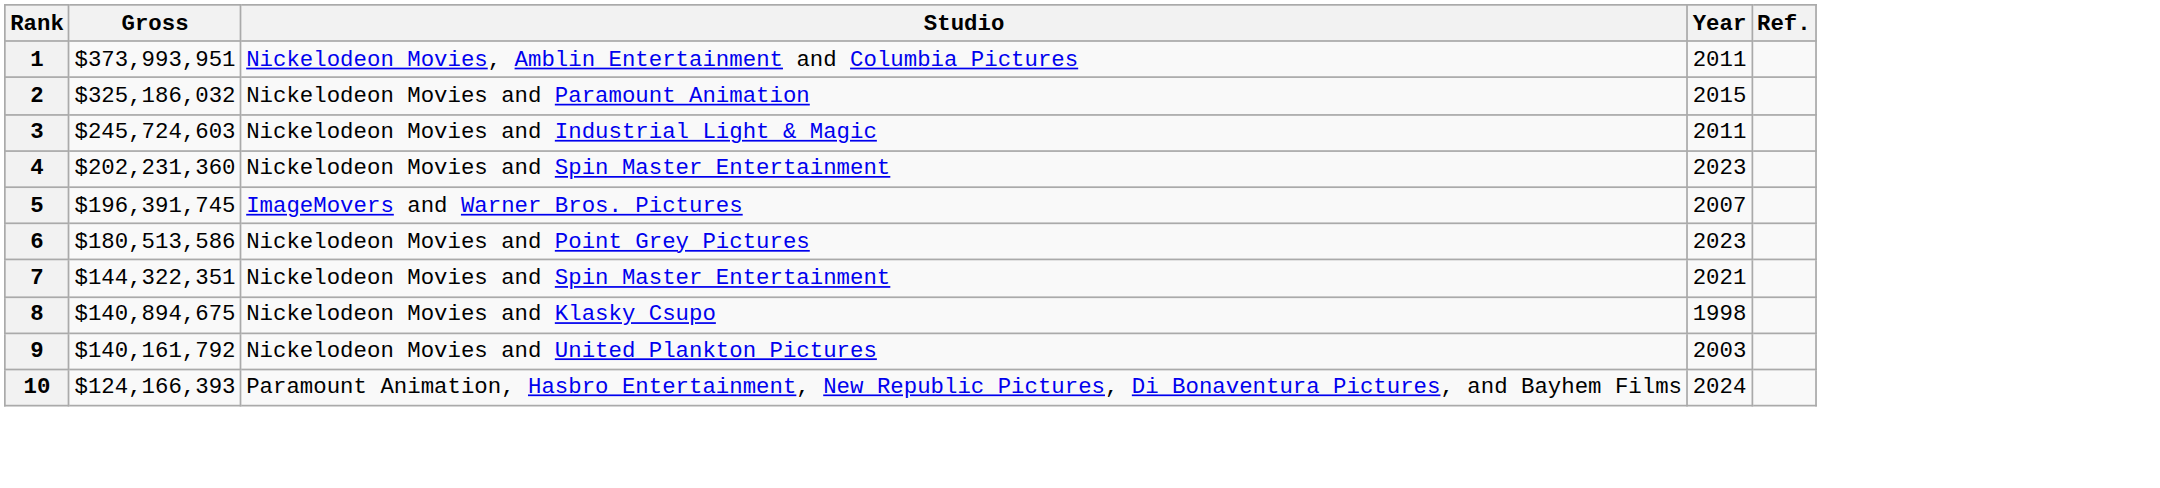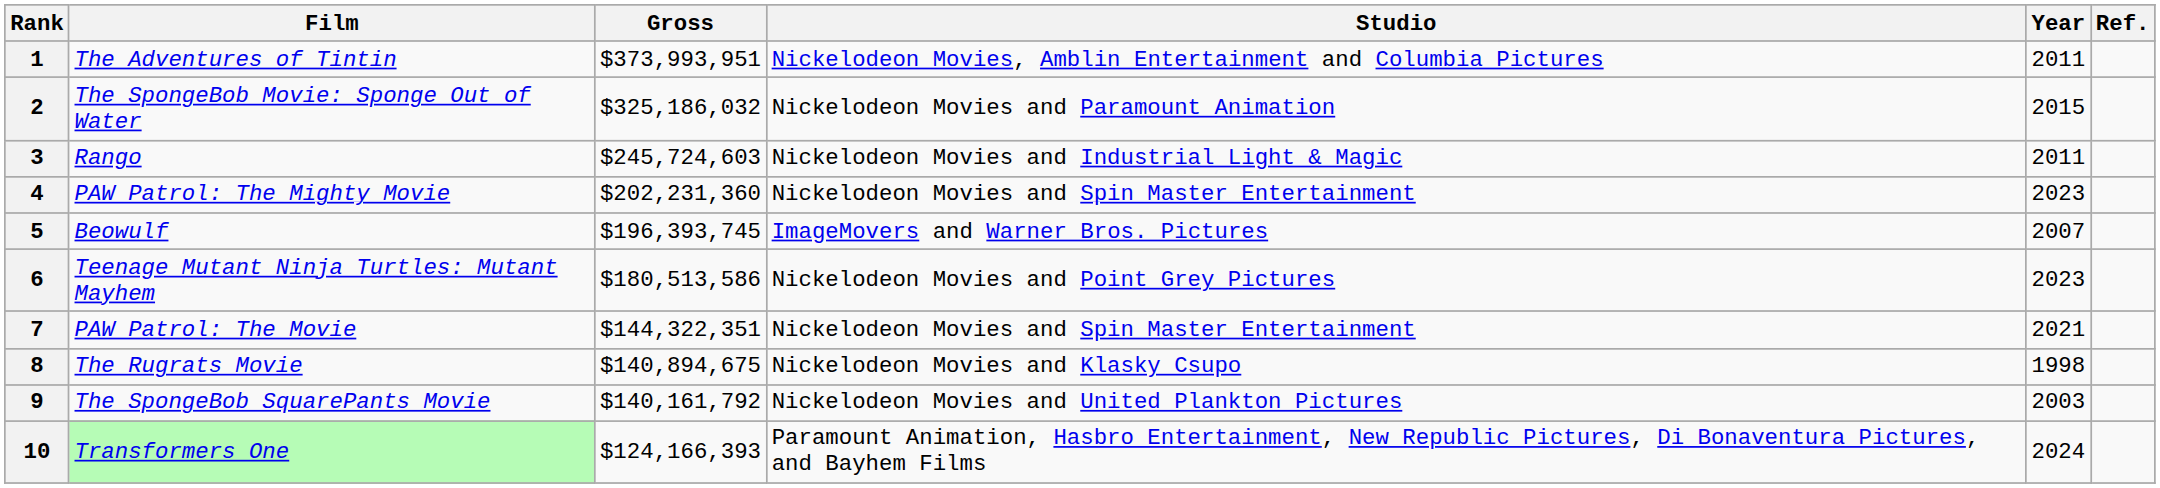+ column: (332, 23)
(155, 205) $196,391,745 -> (680, 231) $196,393,745
